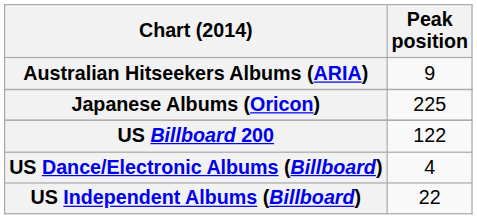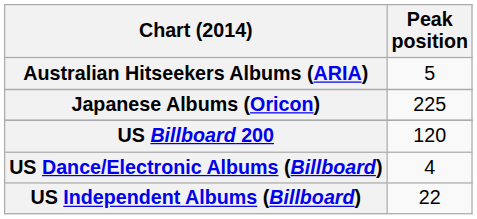(430, 73) 9 -> (430, 73) 5
(430, 135) 122 -> (430, 135) 120
